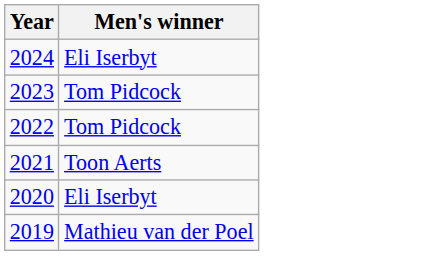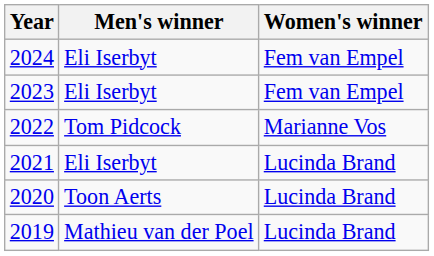+ column: (343, 22)
(123, 92) Tom Pidcock -> (110, 92) Eli Iserbyt
(113, 162) Toon Aerts -> (110, 162) Eli Iserbyt
(110, 197) Eli Iserbyt -> (113, 197) Toon Aerts
